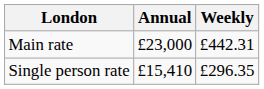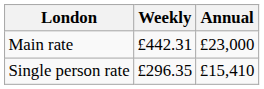columns swapped: (165, 17) <-> (227, 17)
